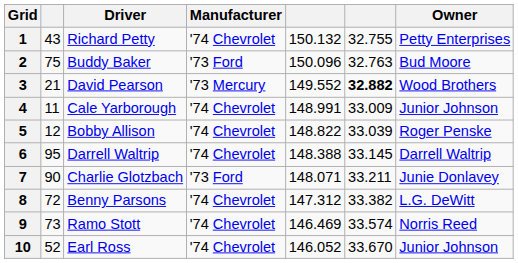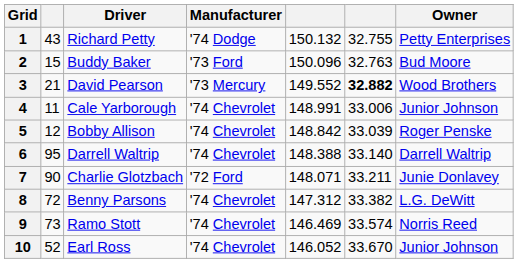(232, 39) '74 Chevrolet -> (223, 39) '74 Dodge
(53, 62) 75 -> (53, 62) 15
(370, 108) 33.009 -> (370, 108) 33.006
(315, 131) 148.822 -> (315, 131) 148.842
(370, 154) 33.145 -> (370, 154) 33.140
(216, 177) '73 Ford -> (216, 177) '72 Ford
